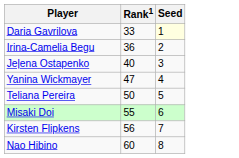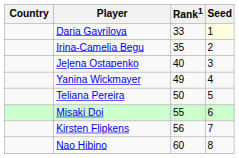+ column: (29, 13)
(129, 47) 36 -> (179, 47) 35
(129, 80) 47 -> (179, 80) 49
